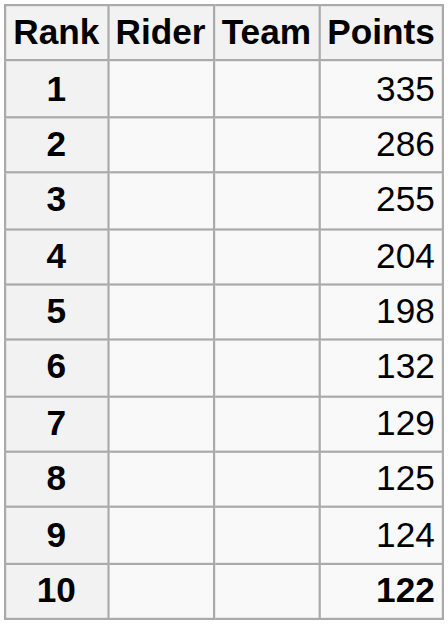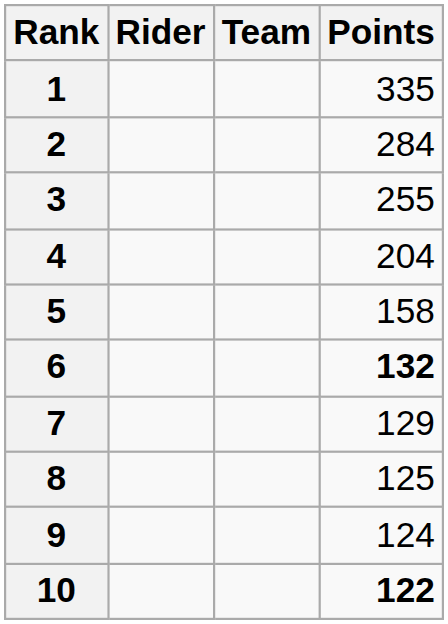(405, 144) 286 -> (405, 144) 284
(405, 311) 198 -> (405, 311) 158
(405, 367) normal -> (405, 367) bold
